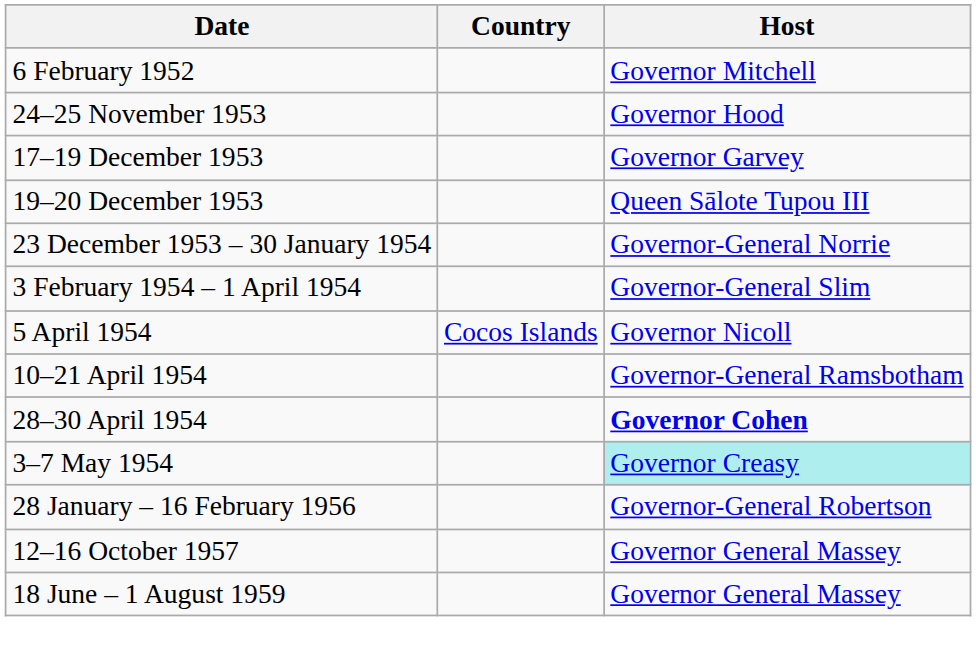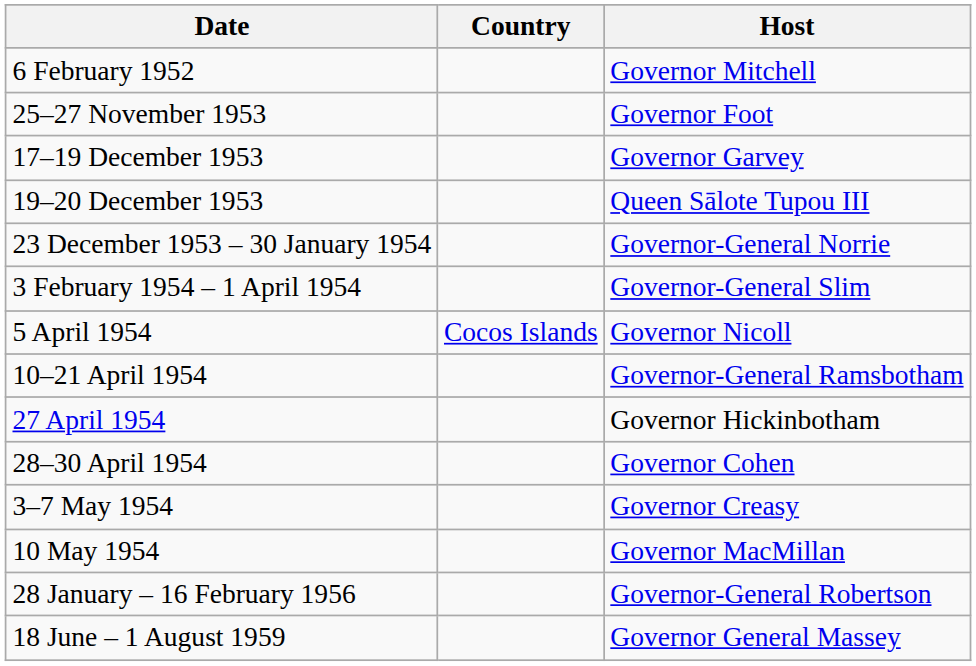- row: (139, 113)
+ row: (139, 113)
+ row: (89, 419)
(709, 419) bold -> (702, 462) normal
(705, 462) paleturquoise background -> (705, 506) no background
+ row: (86, 550)
- row: (126, 550)
